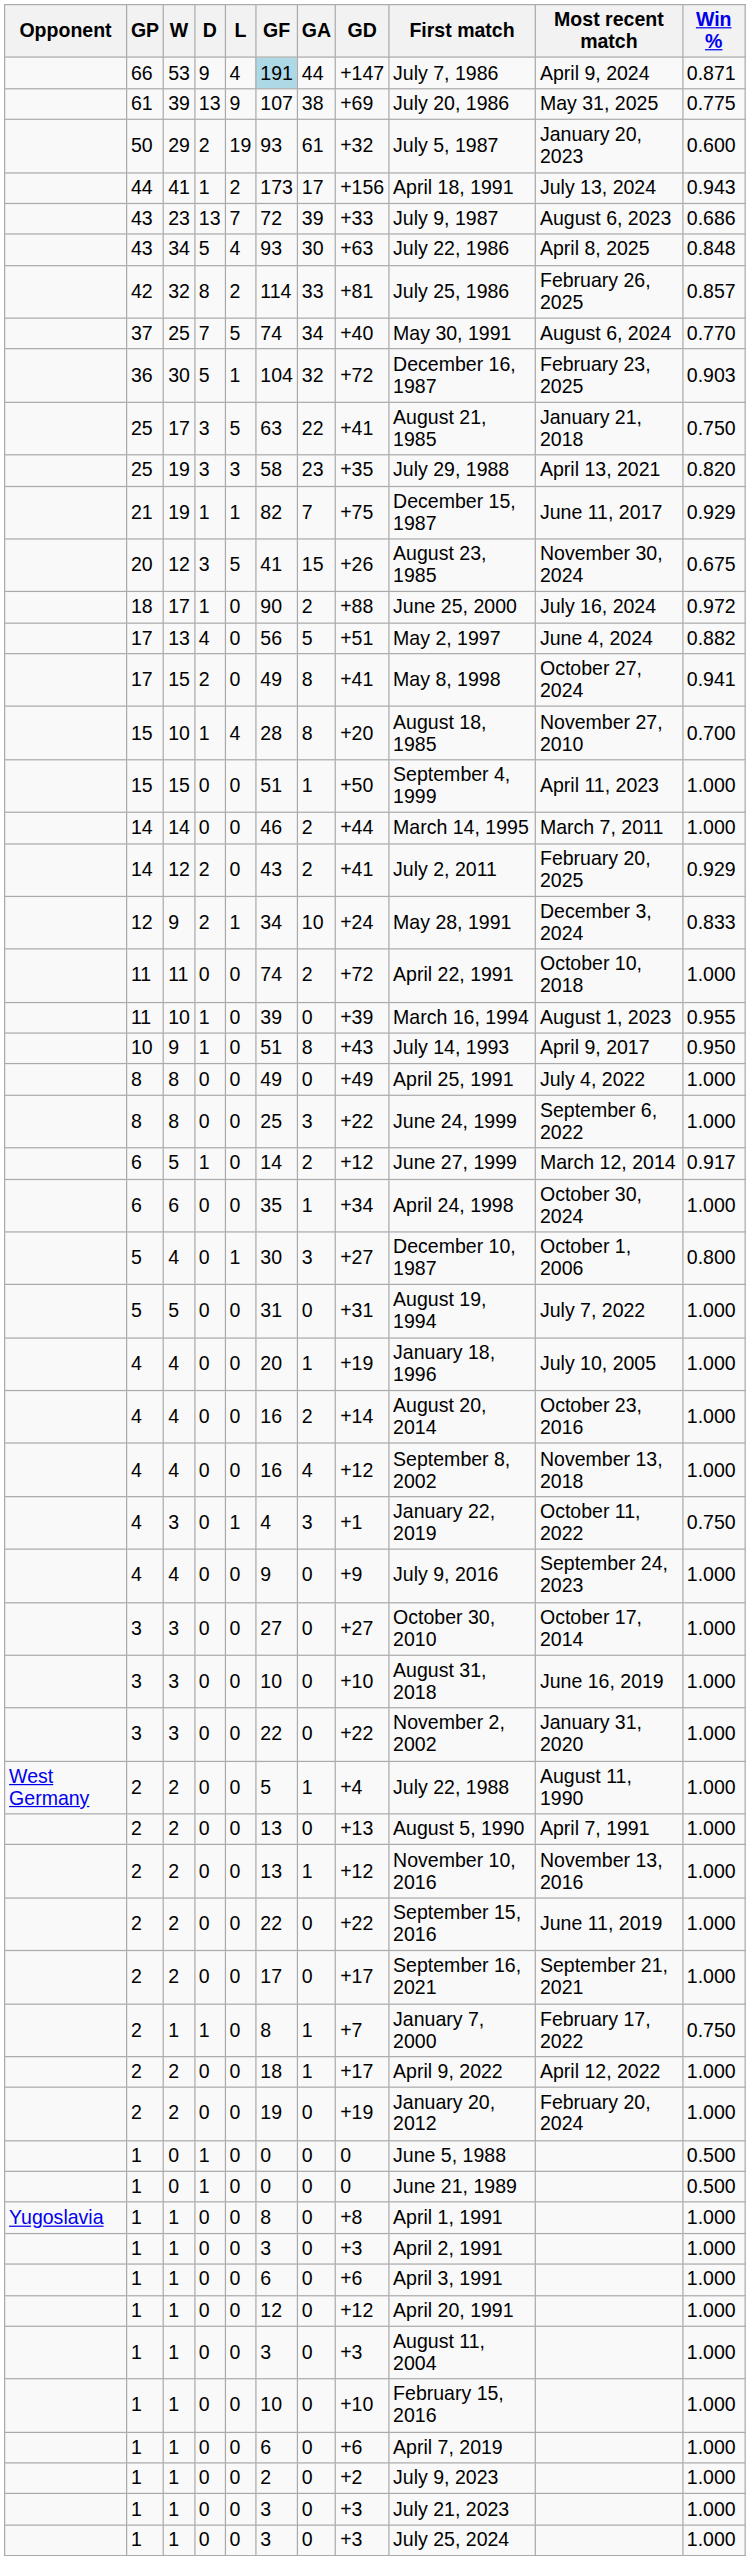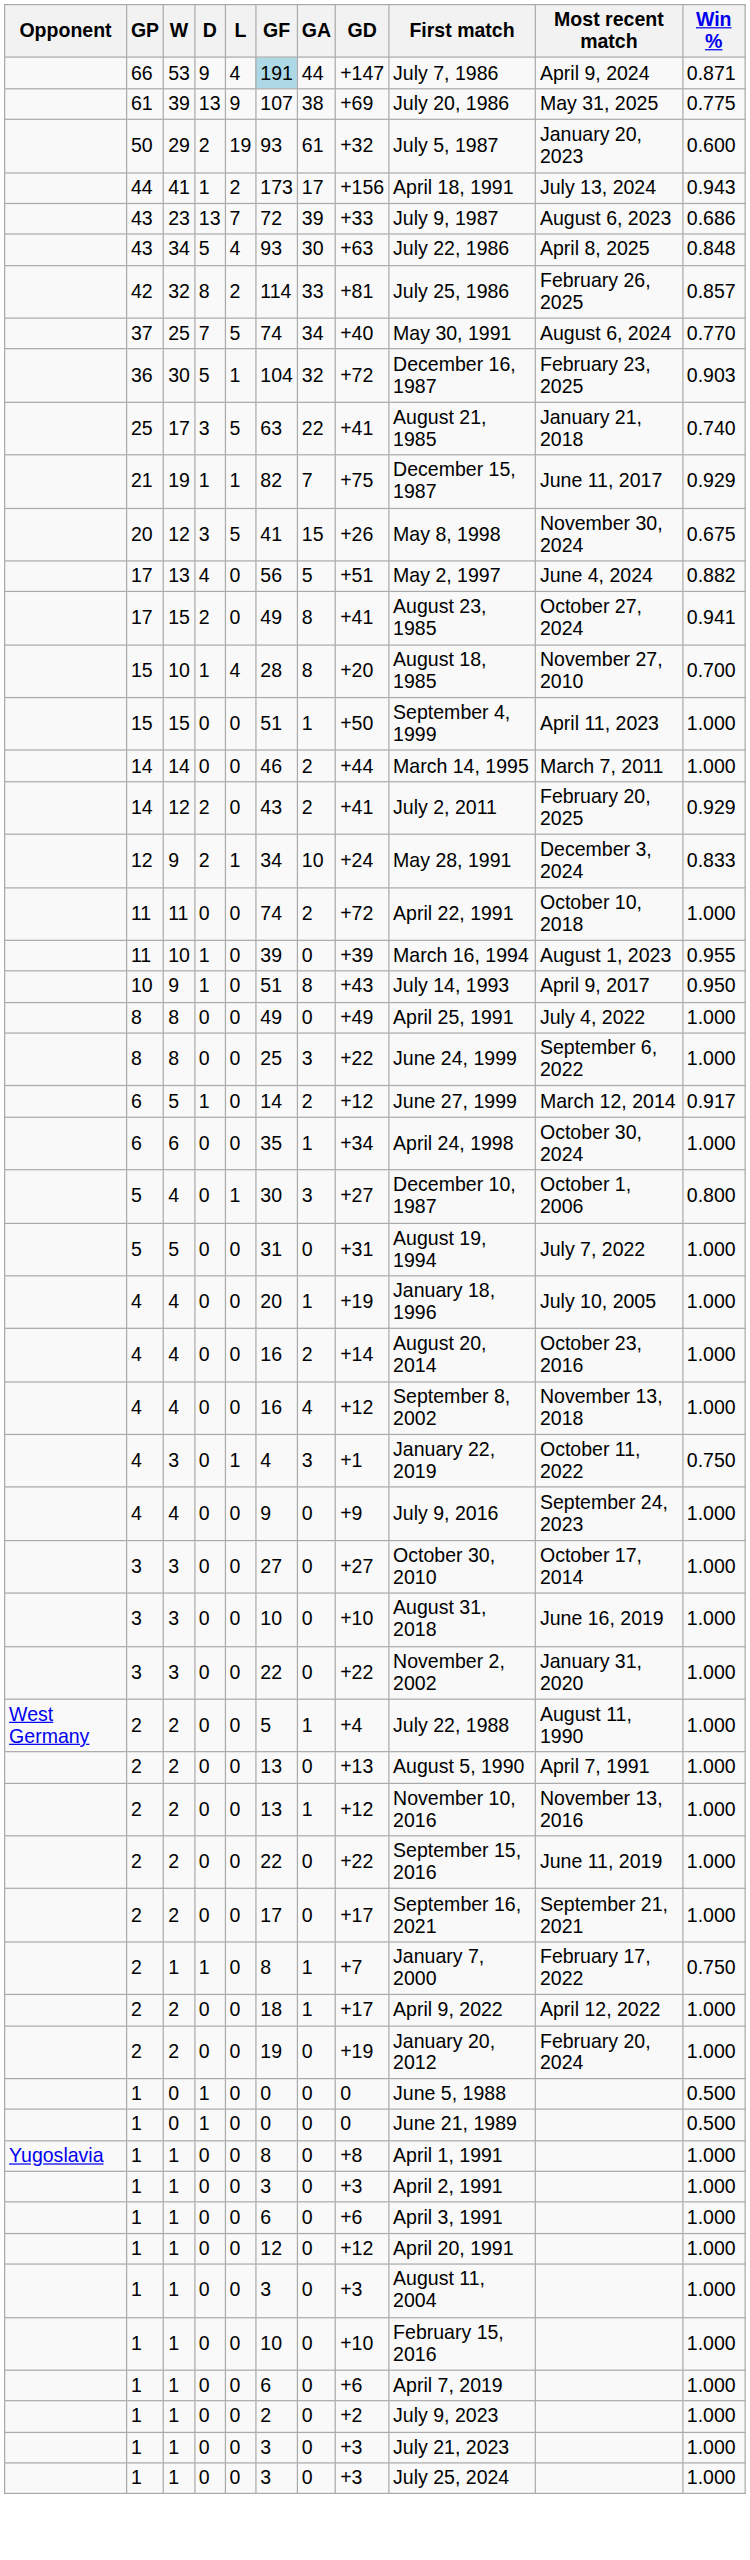(711, 428) 0.750 -> (711, 428) 0.740
- row: (142, 470)
(440, 565) August 23, 1985 -> (447, 534) May 8, 1998
- row: (142, 607)
(447, 679) May 8, 1998 -> (440, 618) August 23, 1985
